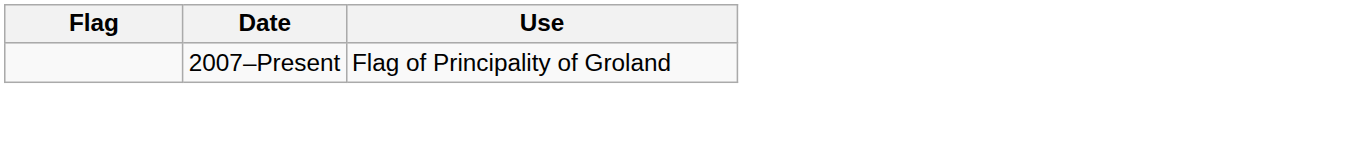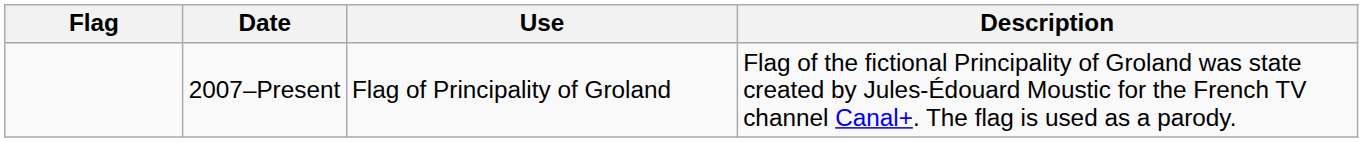+ column: (1047, 23)
